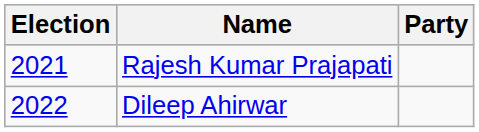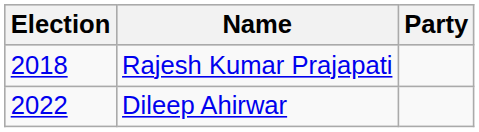(39, 65) 2021 -> (39, 65) 2018
